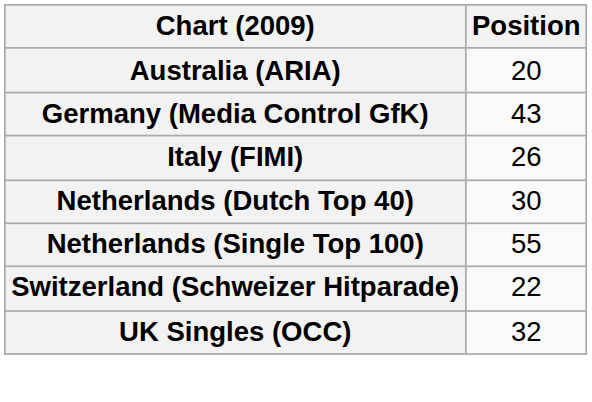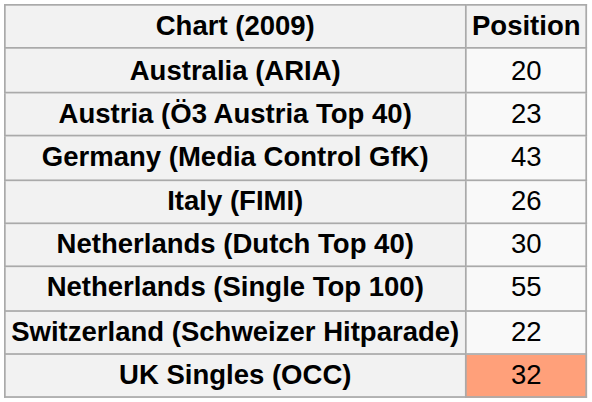+ row: (235, 113)
(526, 331) no background -> (526, 375) lightsalmon background
